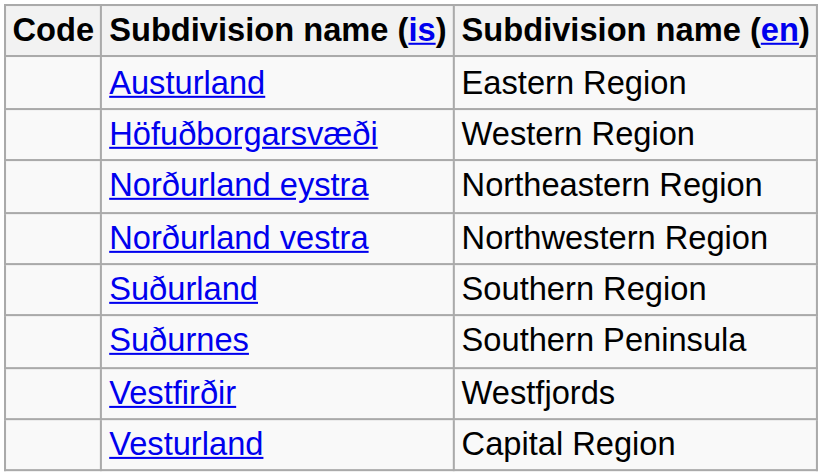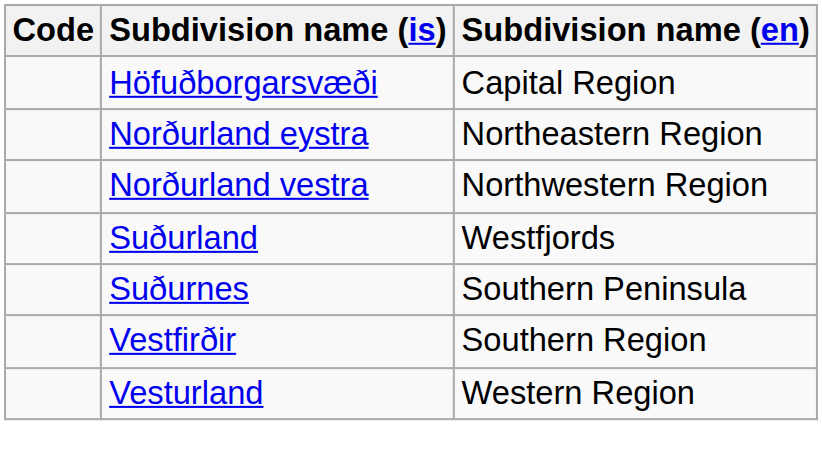- row: (187, 82)
(578, 133) Western Region -> (569, 82) Capital Region
(584, 289) Southern Region -> (538, 237) Westfjords
(538, 392) Westfjords -> (584, 340) Southern Region
(569, 444) Capital Region -> (578, 392) Western Region
